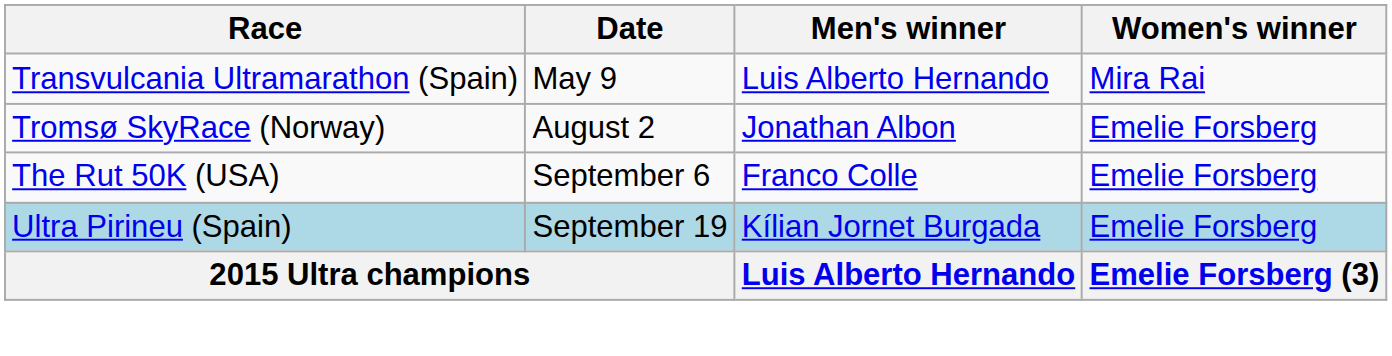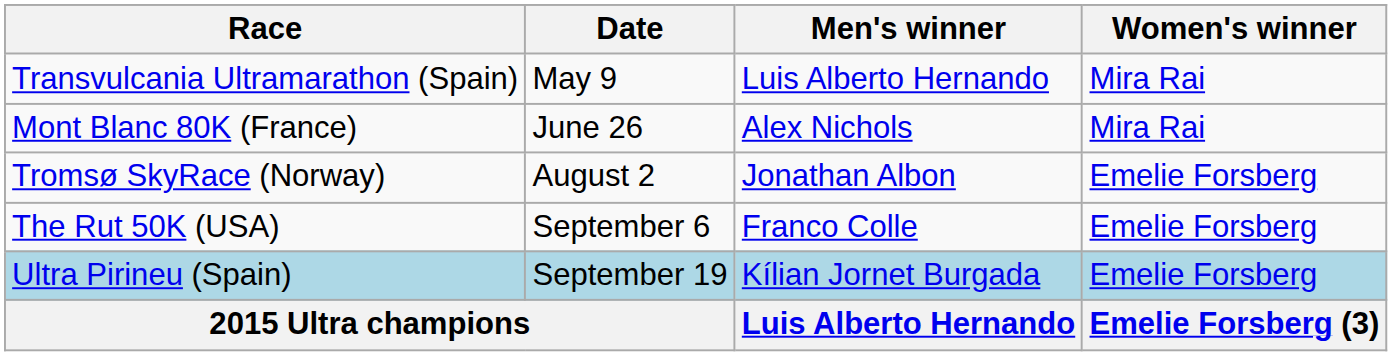+ row: (185, 127)
